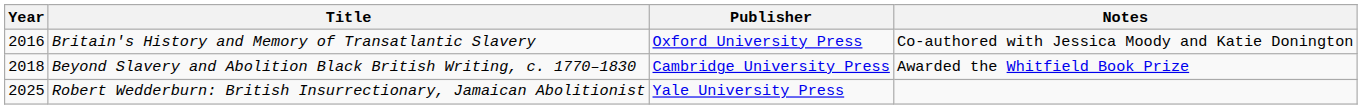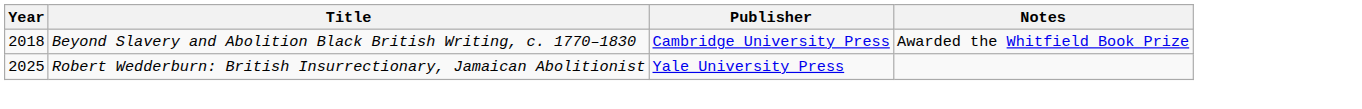- row: (294, 42)
